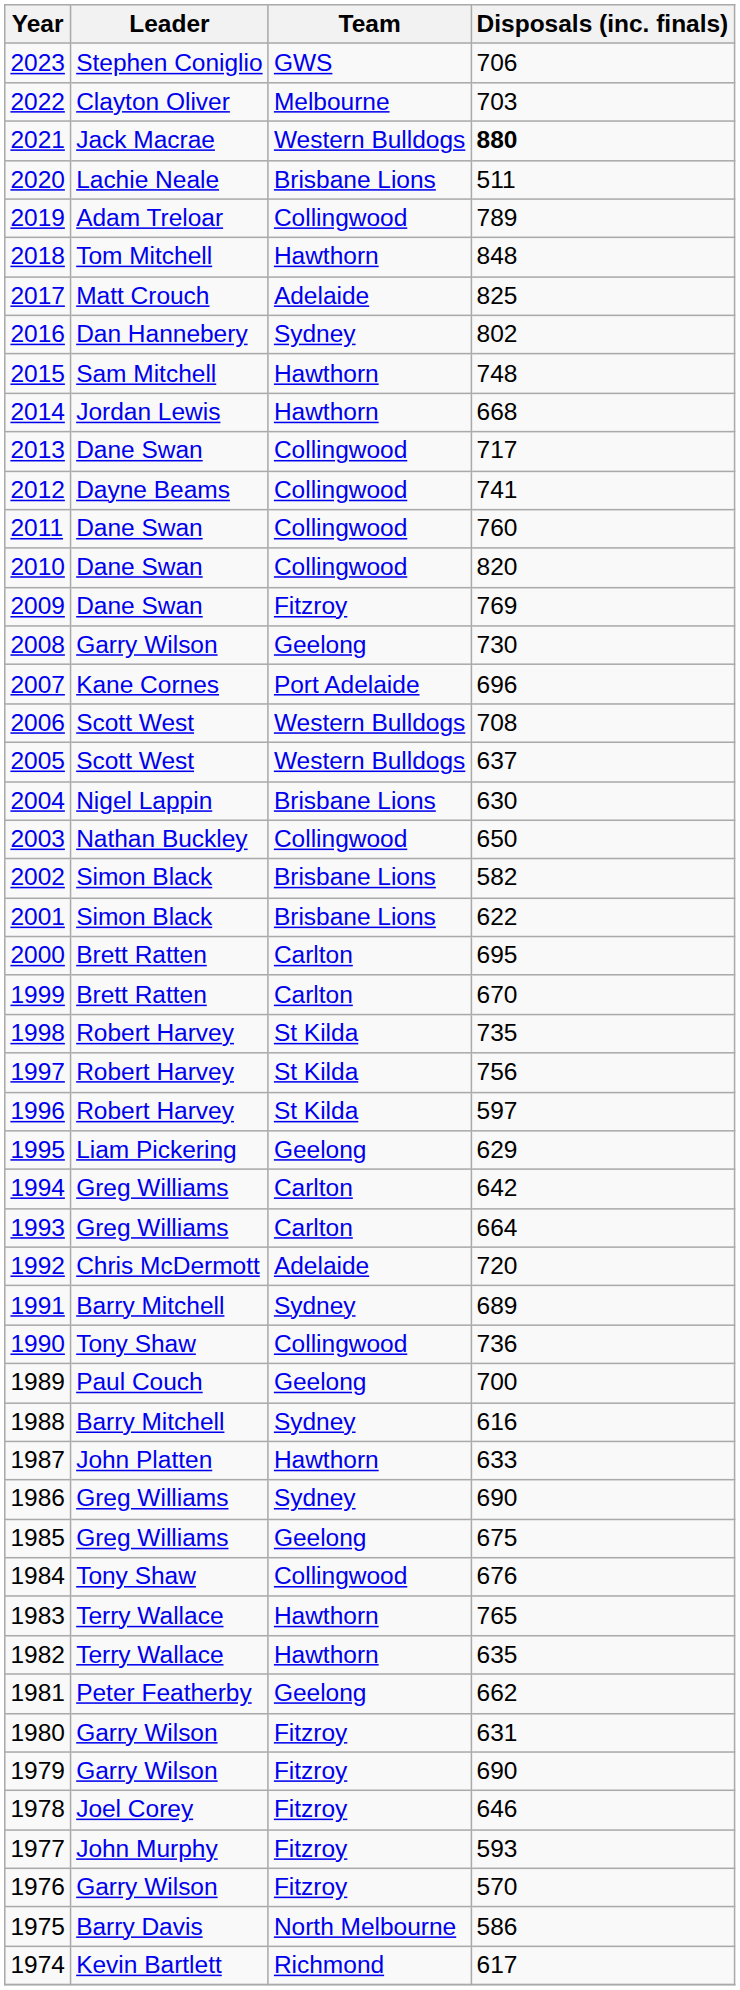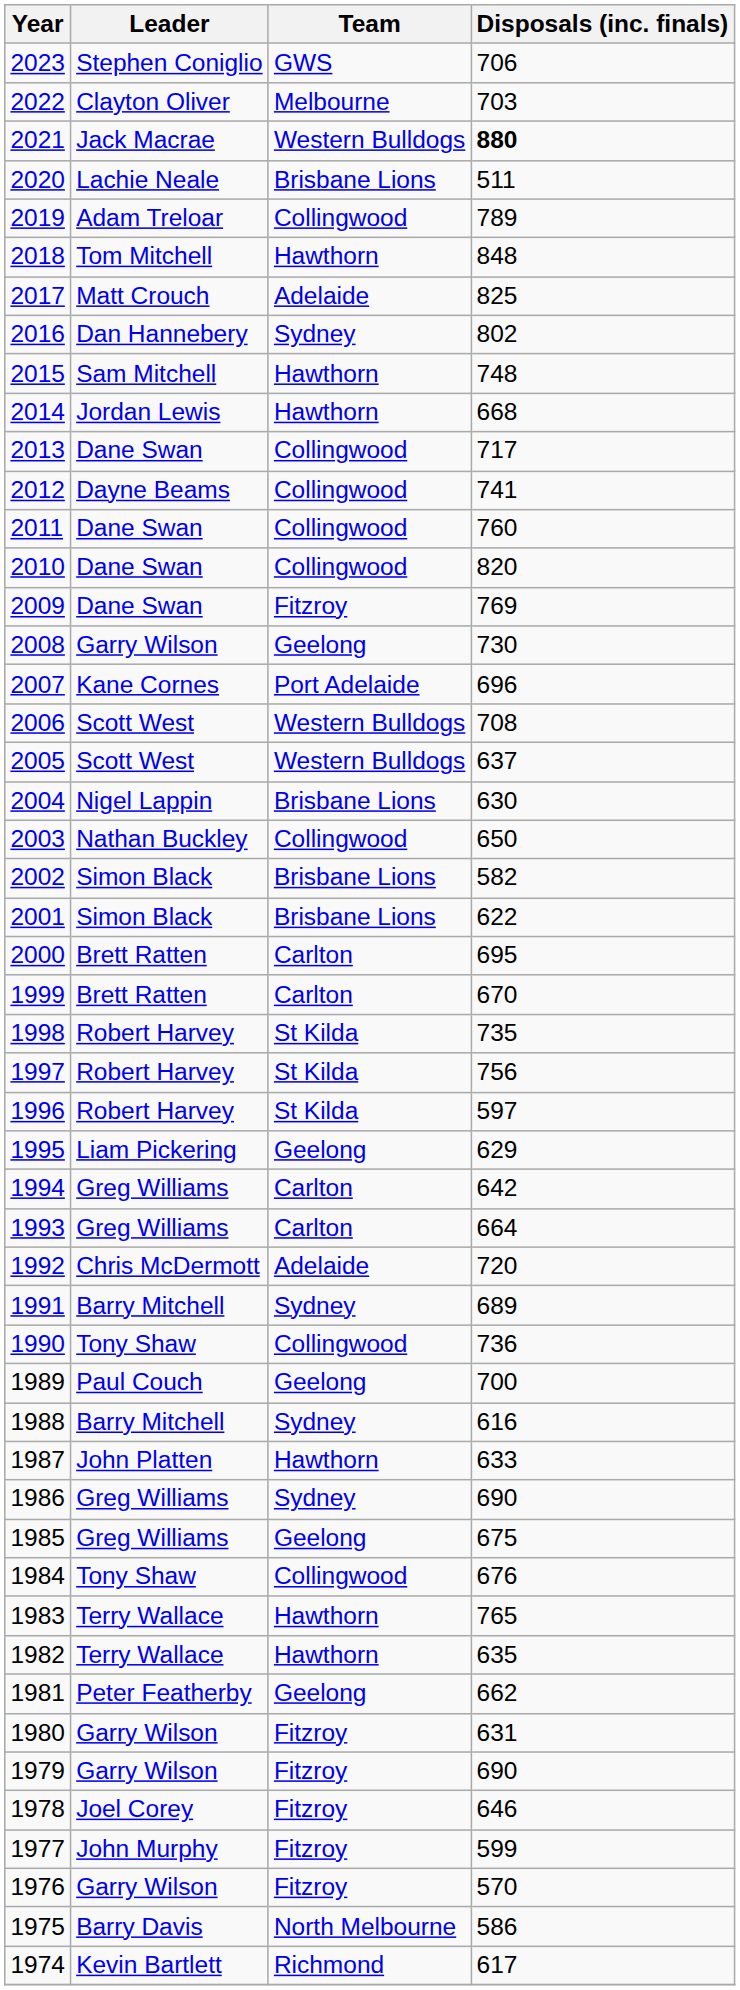(497, 1848) 593 -> (497, 1848) 599
